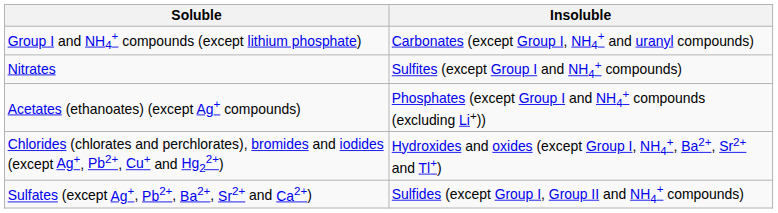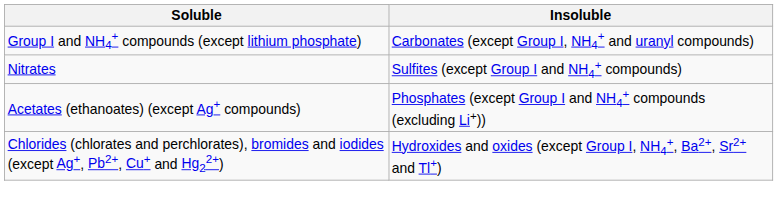- row: (160, 194)
